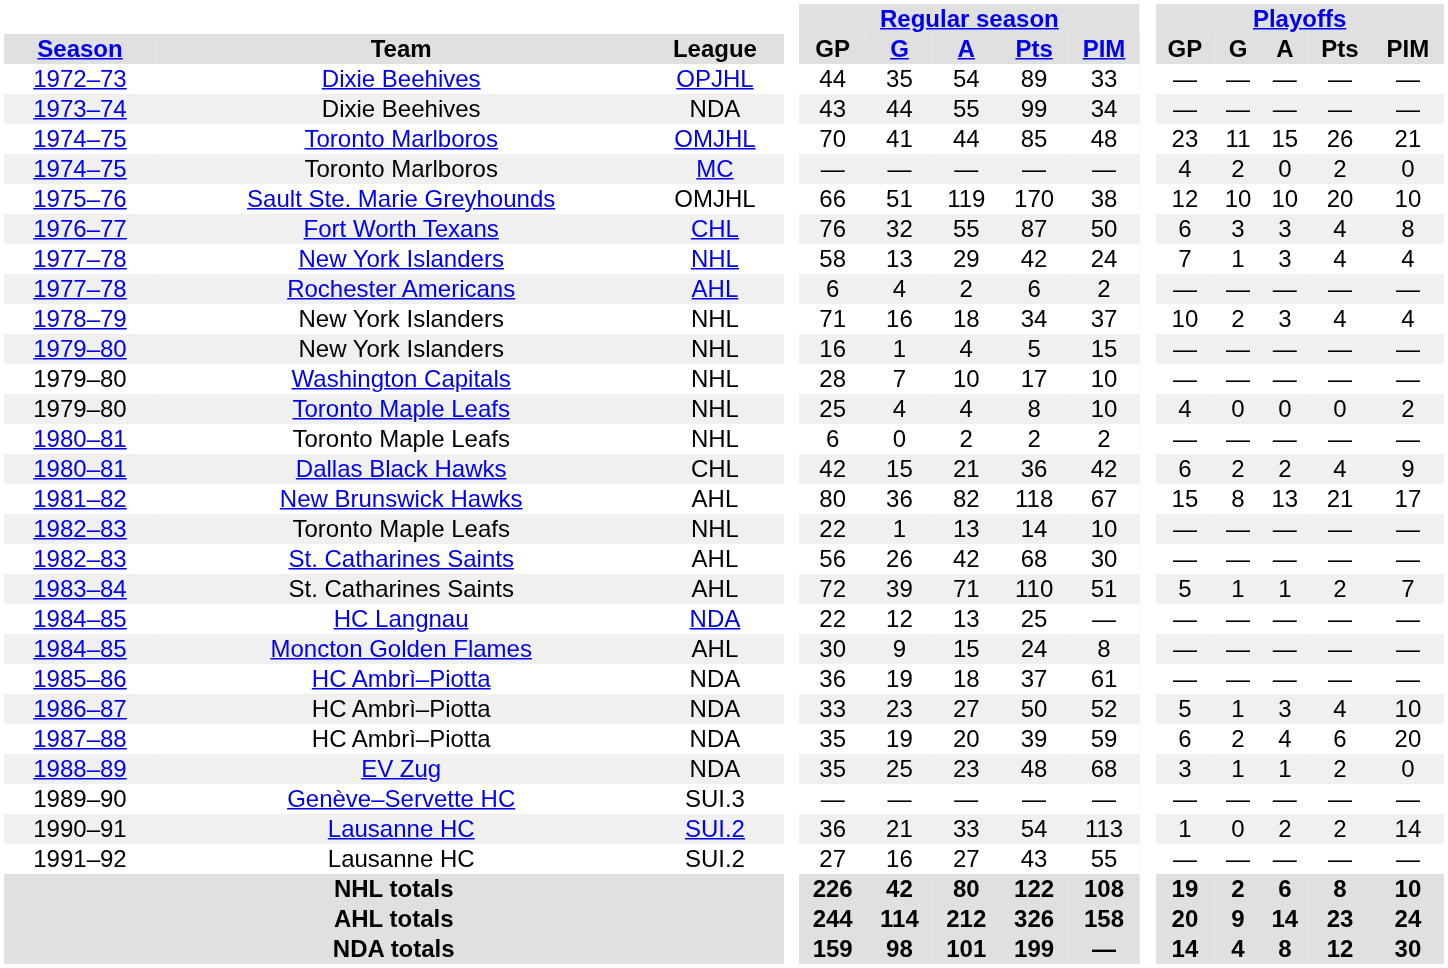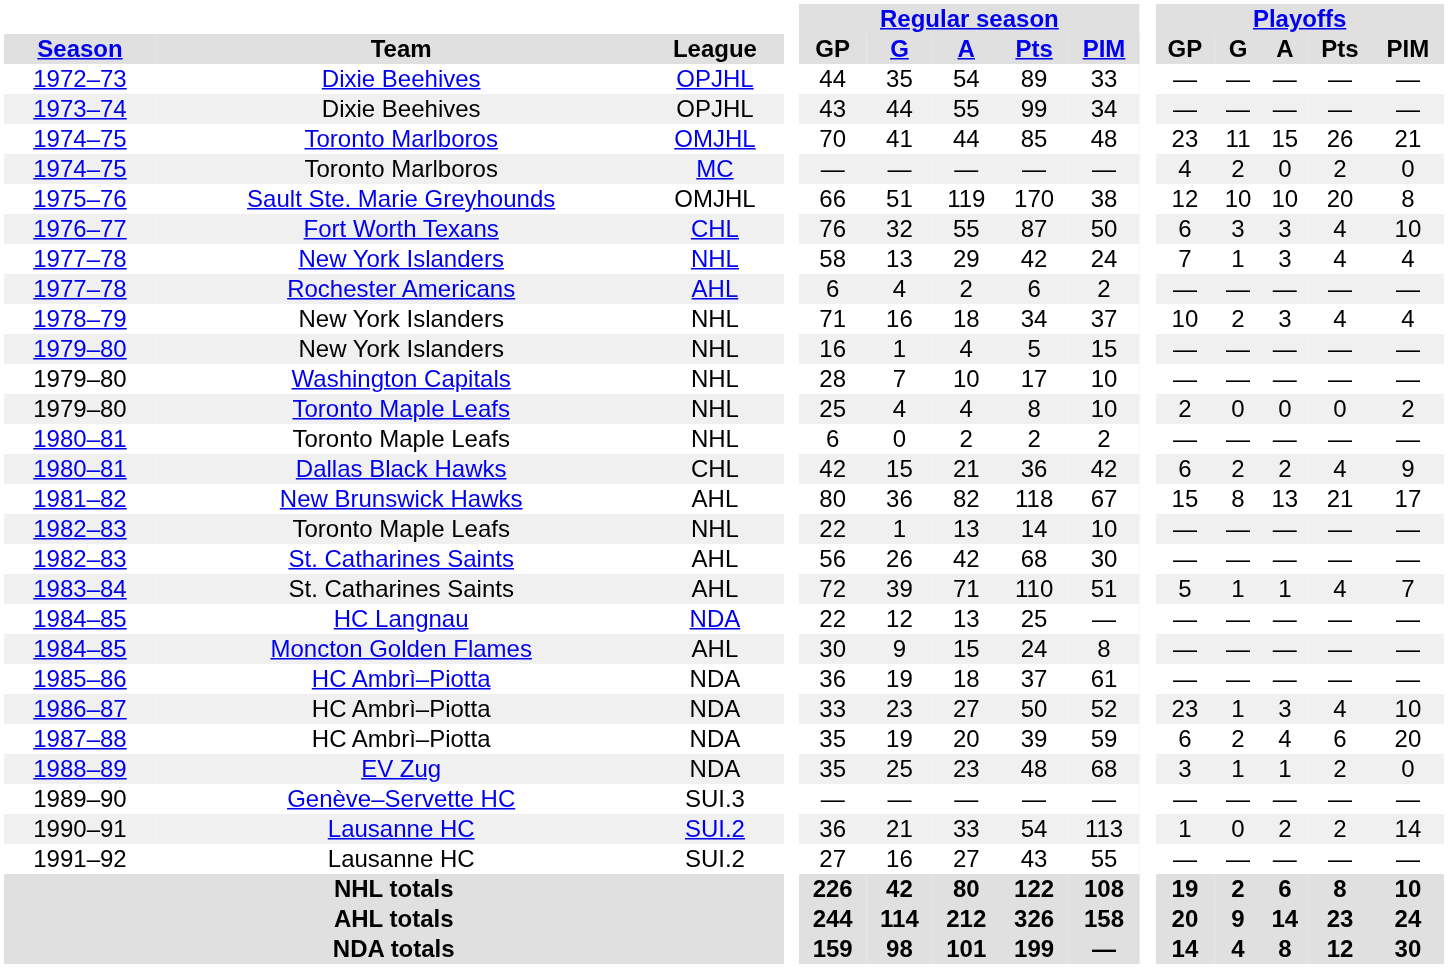(715, 108) NDA -> (715, 108) OPJHL
(1408, 198) 10 -> (1408, 198) 8
(1408, 228) 8 -> (1408, 228) 10
(1185, 408) 4 -> (1185, 408) 2
(1340, 588) 2 -> (1340, 588) 4
(1185, 708) 5 -> (1185, 708) 23
